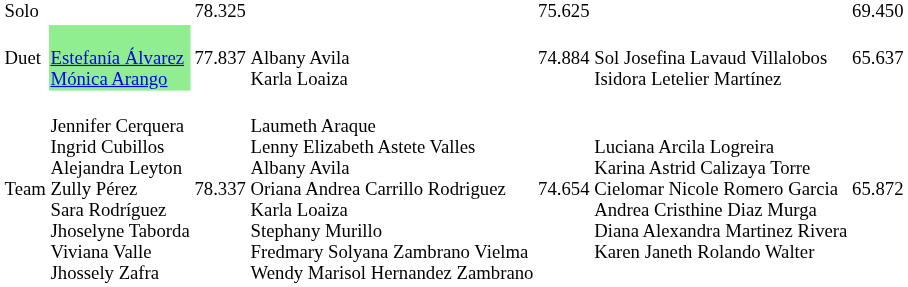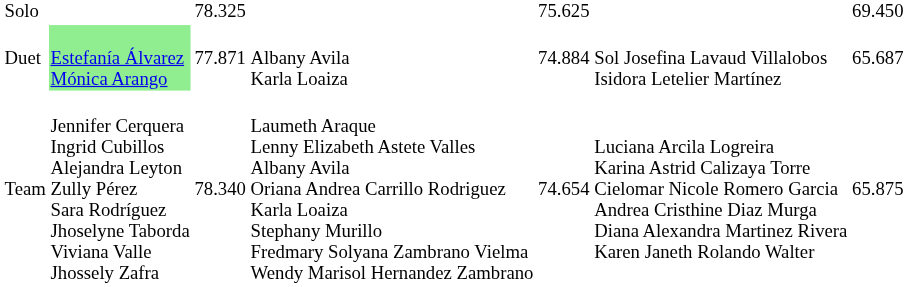(220, 57) 77.837 -> (220, 57) 77.871
(878, 57) 65.637 -> (878, 57) 65.687
(220, 188) 78.337 -> (220, 188) 78.340
(878, 188) 65.872 -> (878, 188) 65.875
